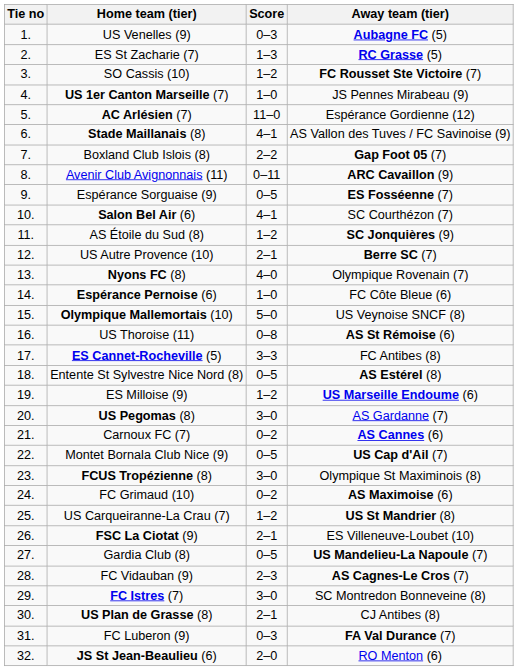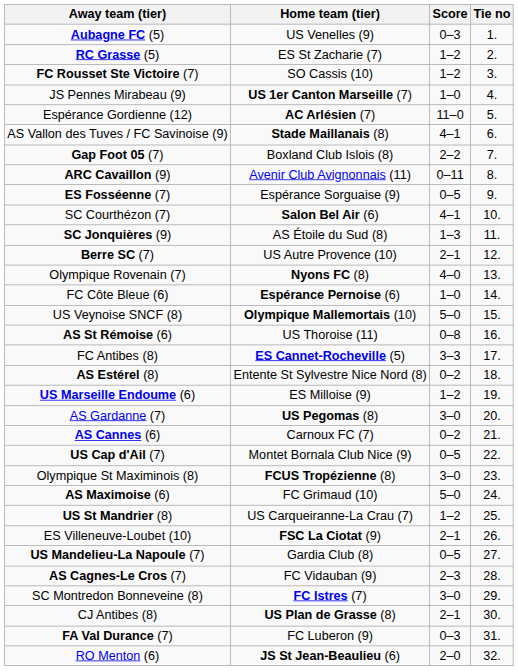columns swapped: (26, 14) <-> (400, 14)
(267, 54) 1–3 -> (450, 54) 1–2
(267, 235) 1–2 -> (450, 235) 1–3
(267, 375) 0–5 -> (450, 375) 0–2
(267, 495) 0–2 -> (450, 495) 5–0
